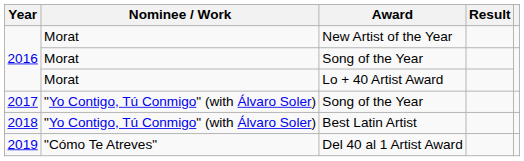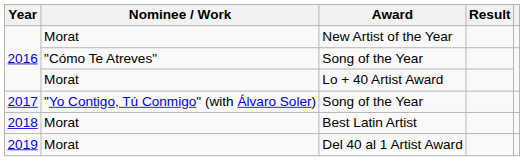(61, 58) Morat -> (101, 58) "Cómo Te Atreves"
(180, 123) "Yo Contigo, Tú Conmigo" (with Álvaro Soler) -> (61, 123) Morat
(101, 144) "Cómo Te Atreves" -> (61, 144) Morat
